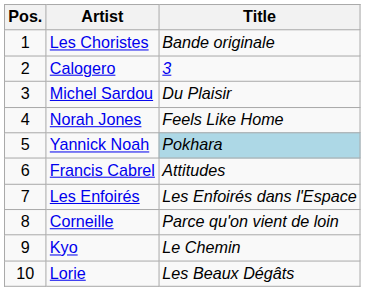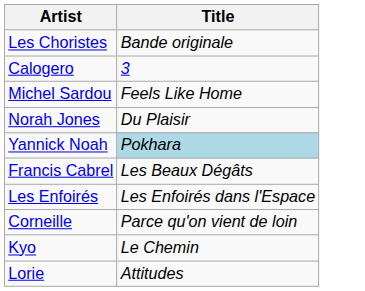- column: (25, 17)
(197, 94) Du Plaisir -> (181, 94) Feels Like Home
(223, 119) Feels Like Home -> (155, 119) Du Plaisir
(194, 171) Attitudes -> (187, 171) Les Beaux Dégâts
(228, 273) Les Beaux Dégâts -> (152, 273) Attitudes
